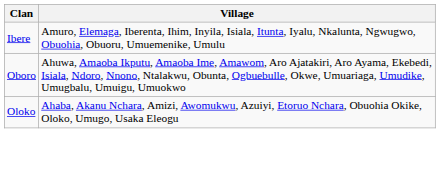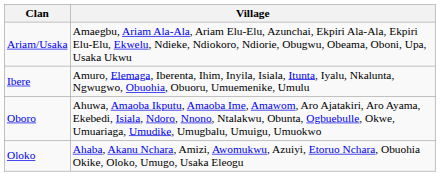+ row: (37, 44)
